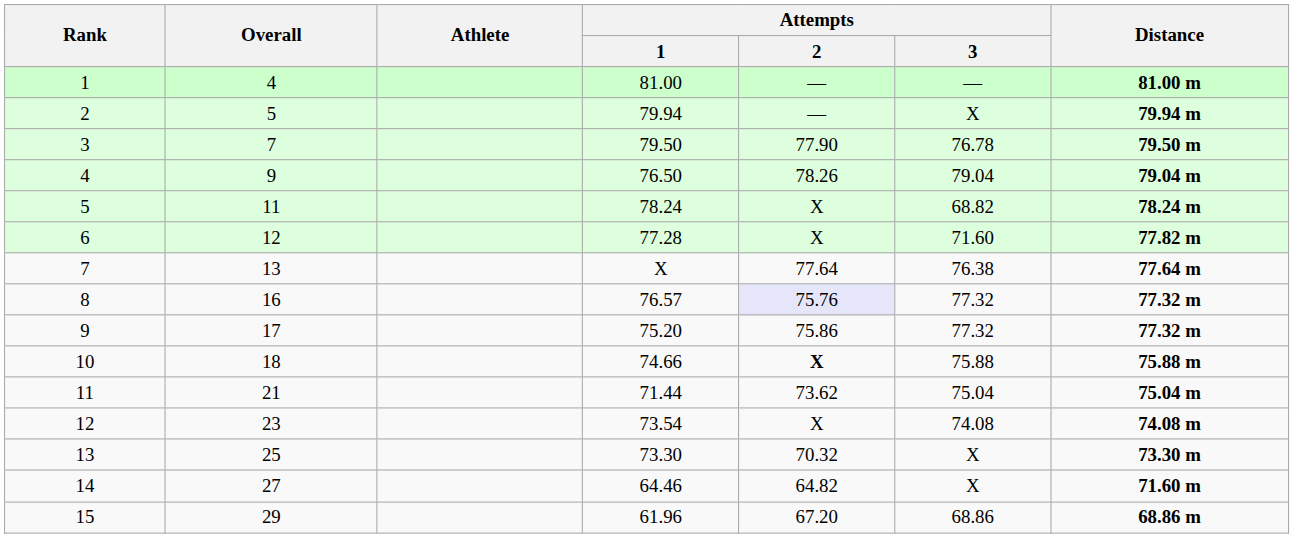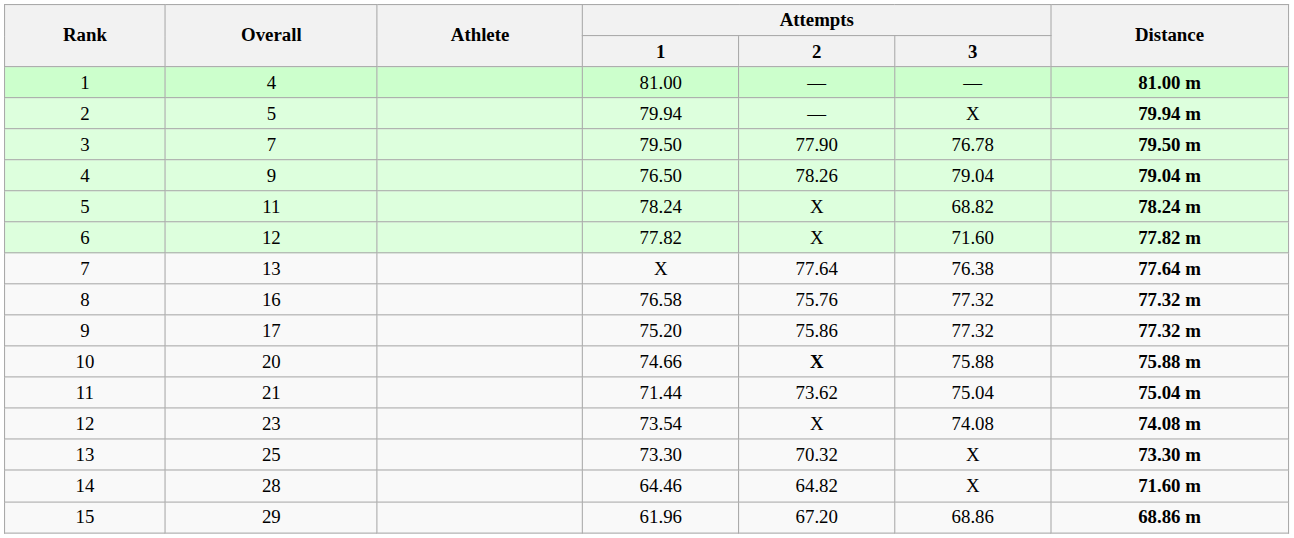(661, 237) 77.28 -> (661, 237) 77.82
(661, 299) 76.57 -> (661, 299) 76.58
(817, 299) lavender background -> (817, 299) no background
(271, 361) 18 -> (271, 361) 20
(271, 485) 27 -> (271, 485) 28
